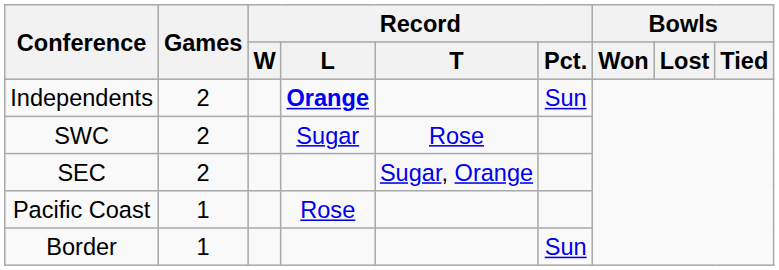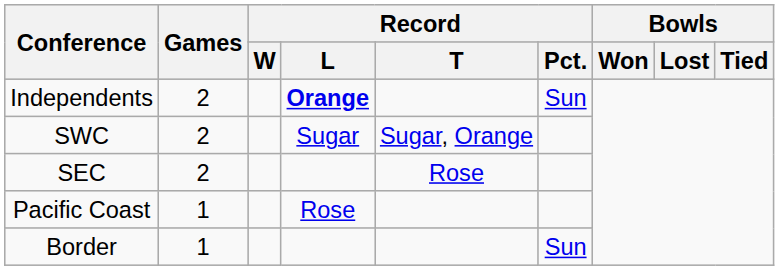(457, 136) Rose -> (457, 136) Sugar, Orange
(457, 173) Sugar, Orange -> (457, 173) Rose
